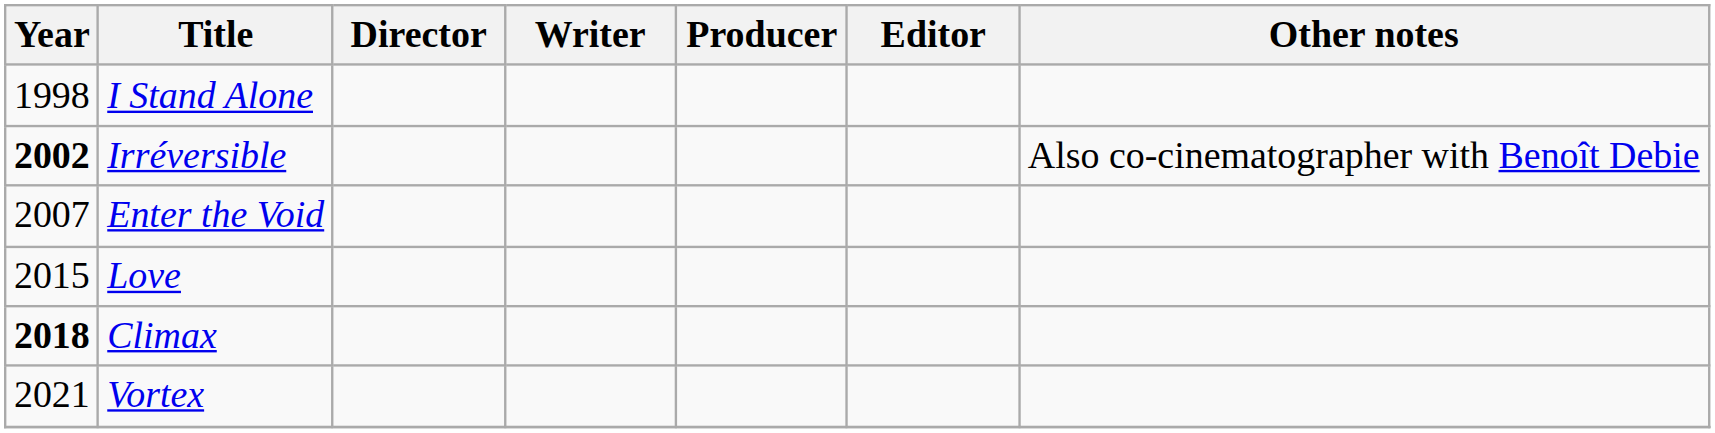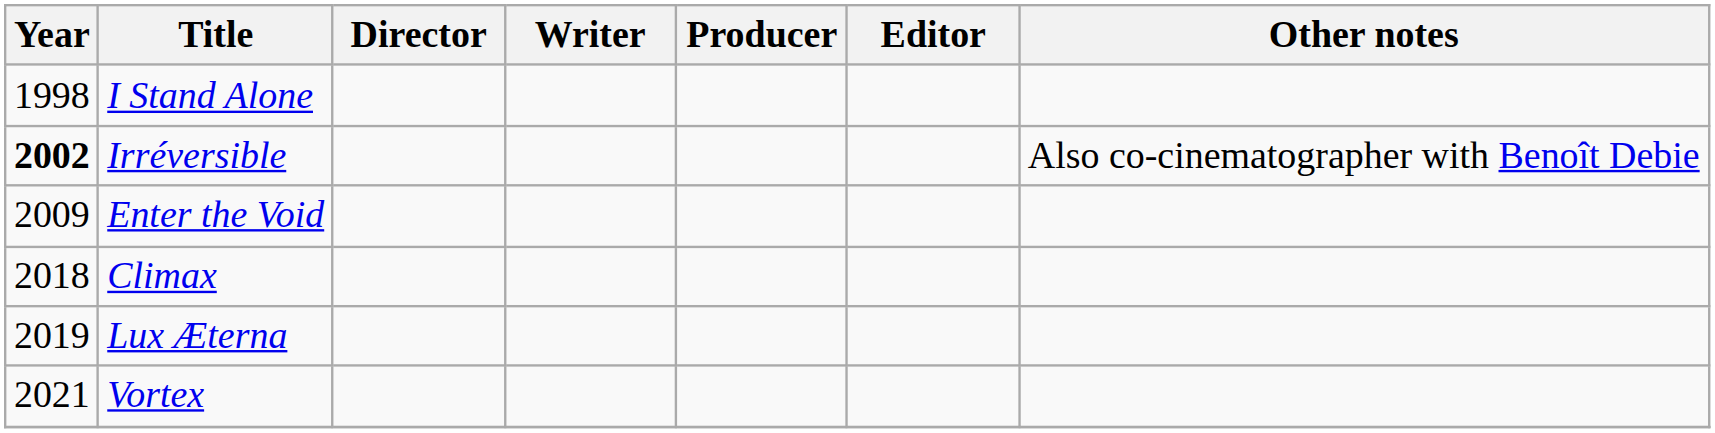(52, 214) 2007 -> (52, 214) 2009
- row: (144, 275)
(52, 335) bold -> (52, 275) normal
+ row: (197, 335)
